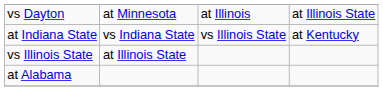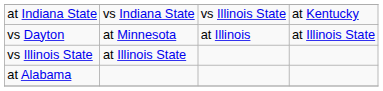rows swapped: (36, 14) <-> (52, 34)
